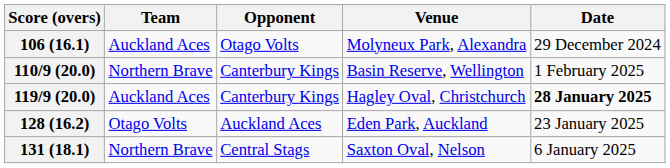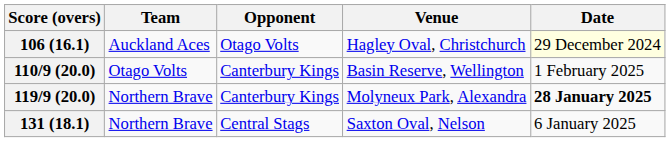(437, 44) Molyneux Park, Alexandra -> (436, 44) Hagley Oval, Christchurch
(597, 44) no background -> (597, 44) lightyellow background
(161, 70) Northern Brave -> (148, 70) Otago Volts
(159, 96) Auckland Aces -> (161, 96) Northern Brave
(436, 96) Hagley Oval, Christchurch -> (437, 96) Molyneux Park, Alexandra
- row: (55, 123)
